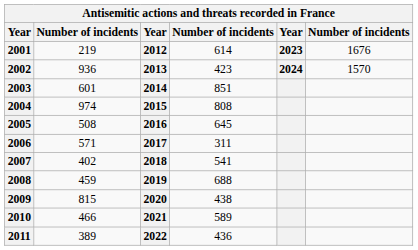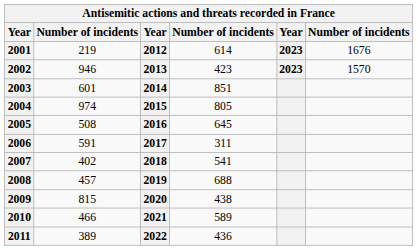(87, 69) 936 -> (87, 69) 946
(291, 69) 2024 -> (291, 69) 2023
(223, 106) 808 -> (223, 106) 805
(87, 143) 571 -> (87, 143) 591
(87, 180) 459 -> (87, 180) 457
